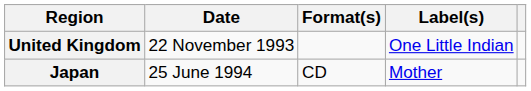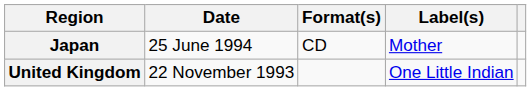rows swapped: (75, 45) <-> (75, 72)
